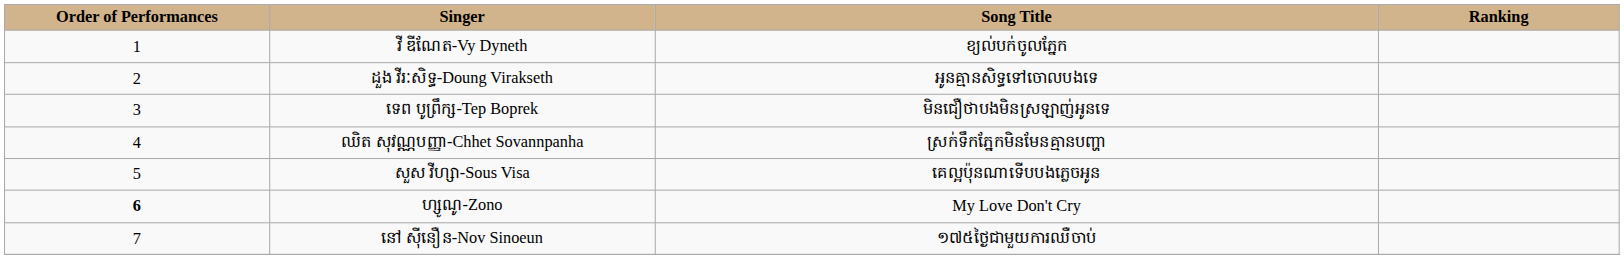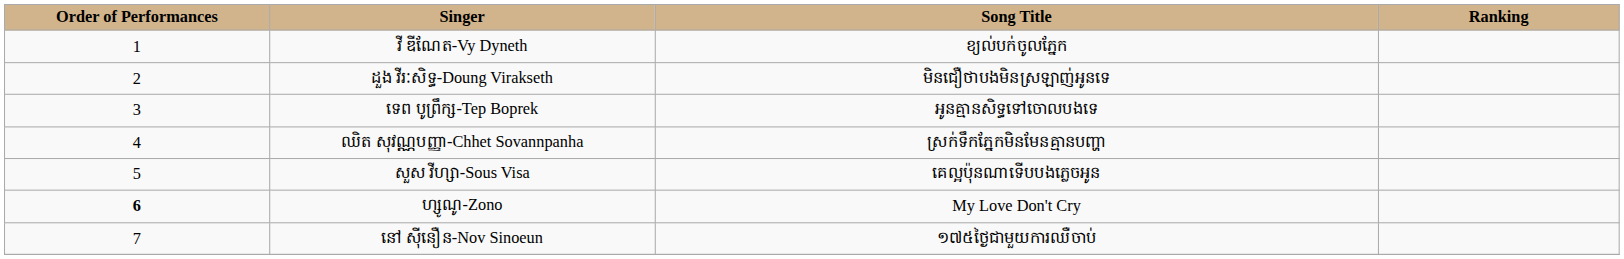(1017, 77) អូនគ្មានសិទ្ធទៅចោលបងទេ -> (1017, 77) មិនជឿថាបងមិនស្រឡាញ់អូនទេ
(1017, 109) មិនជឿថាបងមិនស្រឡាញ់អូនទេ -> (1017, 109) អូនគ្មានសិទ្ធទៅចោលបងទេ
